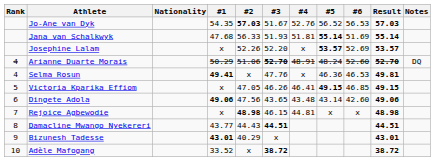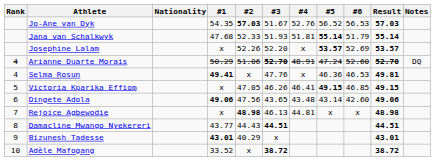(249, 36) 56.33 -> (249, 36) 52.33
(358, 36) 51.69 -> (358, 36) 51.79
(330, 62) 48.24 -> (330, 62) 47.24
(276, 112) 46.15 -> (276, 112) 46.13
